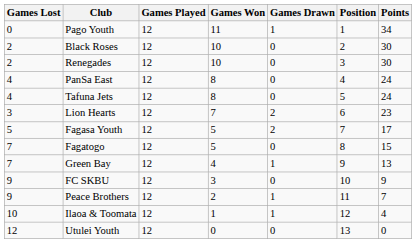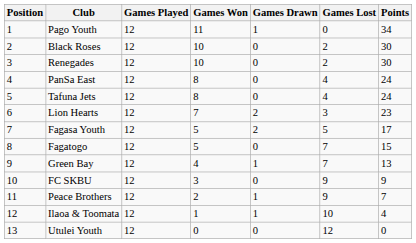columns swapped: (358, 12) <-> (34, 12)
